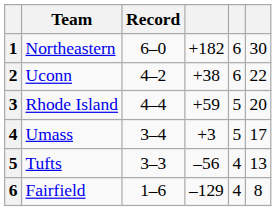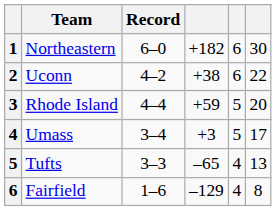(206, 162) –56 -> (206, 162) –65
